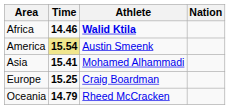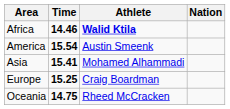(64, 46) khaki background -> (64, 46) no background
(64, 96) 14.79 -> (64, 96) 14.75
